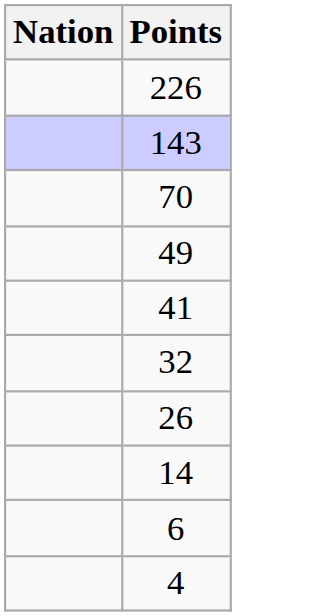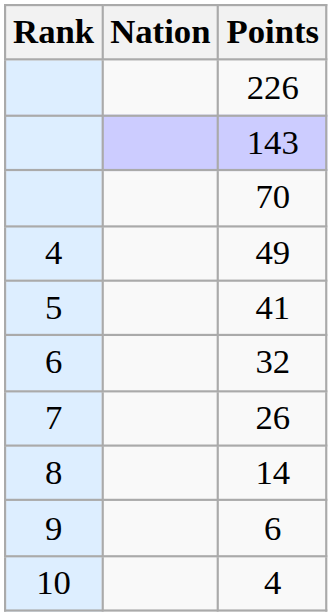+ column: (54, 32)
